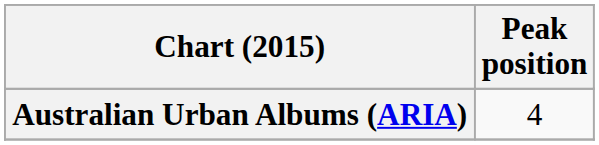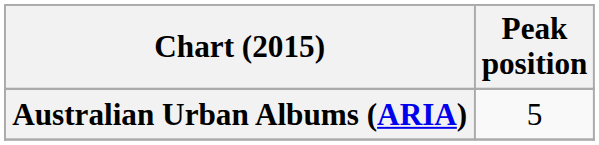(535, 113) 4 -> (535, 113) 5
